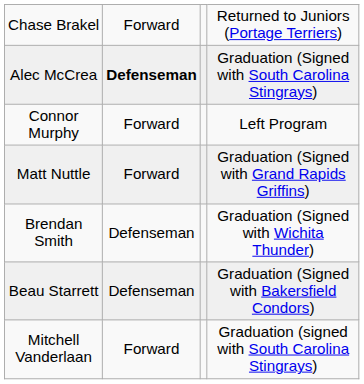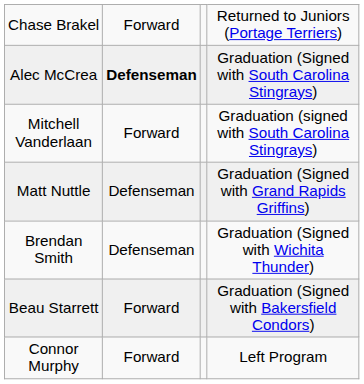rows swapped: (54, 124) <-> (54, 349)
(151, 174) Forward -> (151, 191) Defenseman
(151, 290) Defenseman -> (151, 308) Forward
